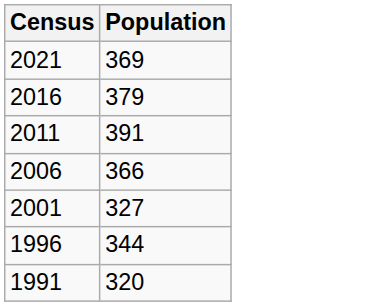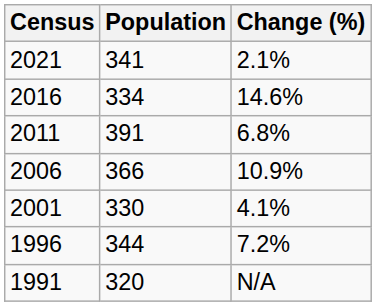+ column: (301, 23)
(125, 60) 369 -> (125, 60) 341
(125, 97) 379 -> (125, 97) 334
(125, 208) 327 -> (125, 208) 330
